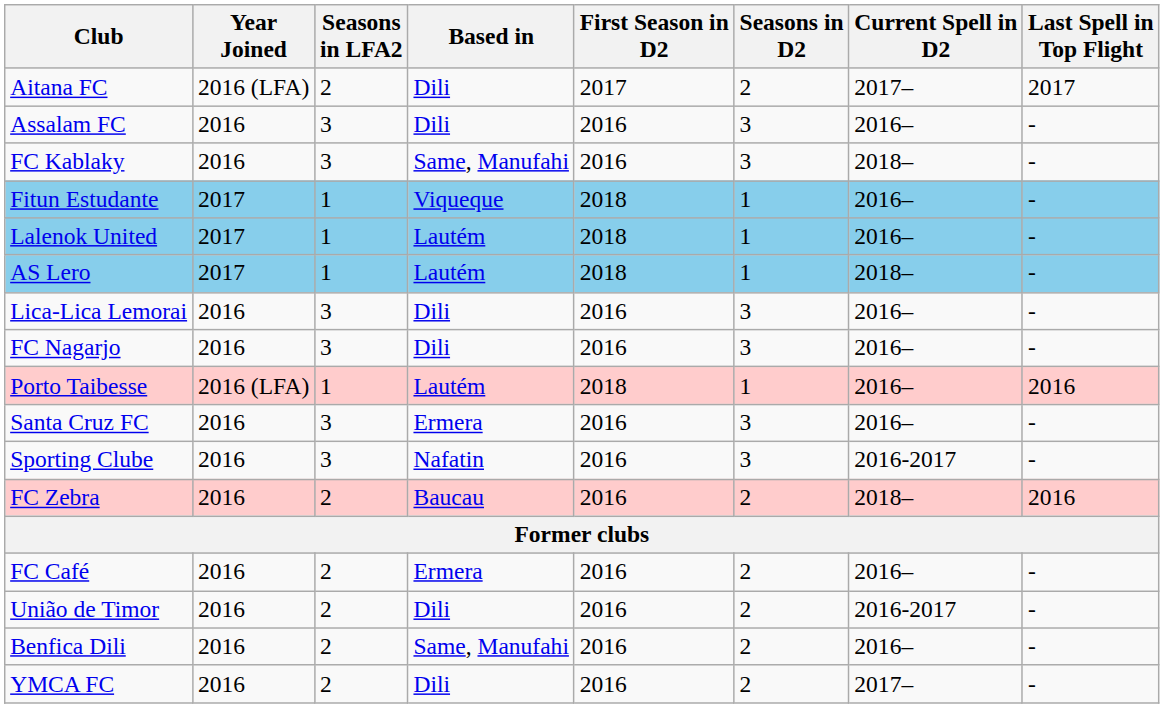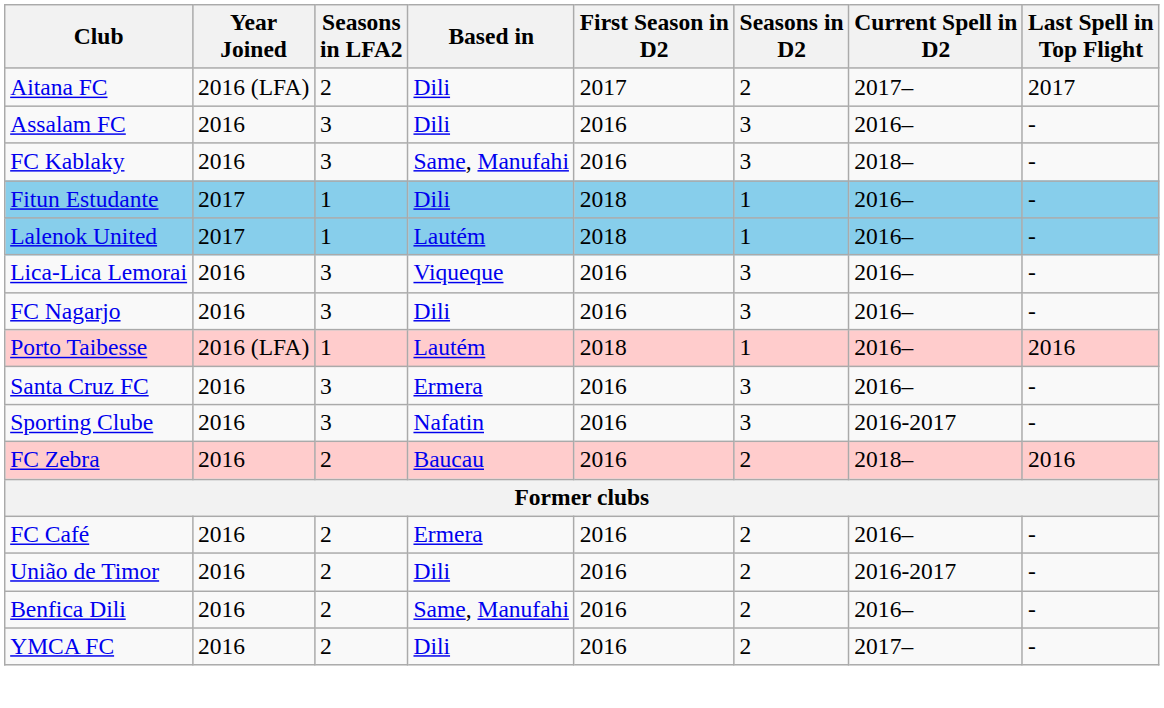(458, 198) Viqueque -> (432, 198) Dili
- row: (50, 273)
(432, 310) Dili -> (458, 273) Viqueque
